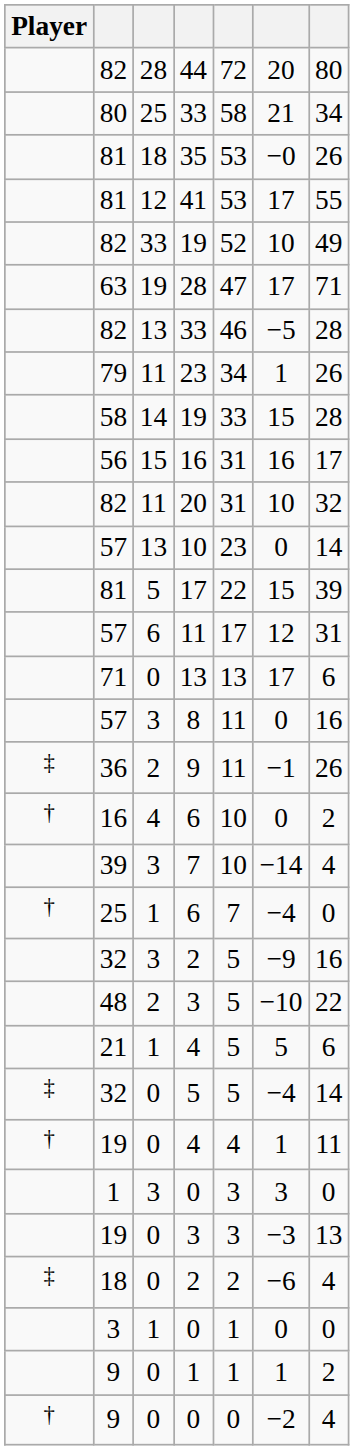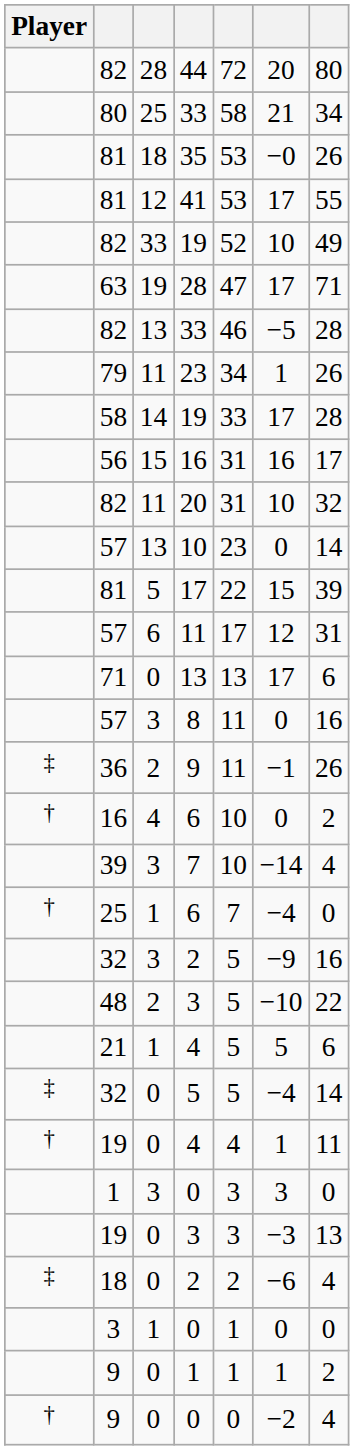(281, 416) 15 -> (281, 416) 17
